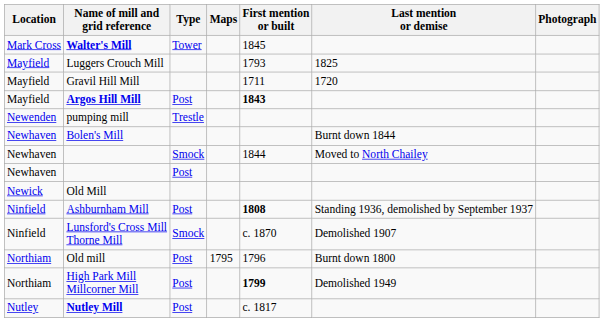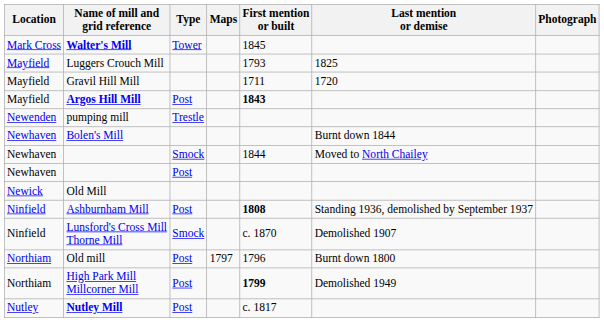(221, 258) 1795 -> (221, 258) 1797
